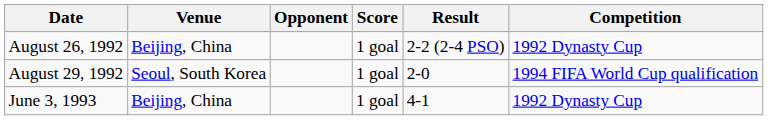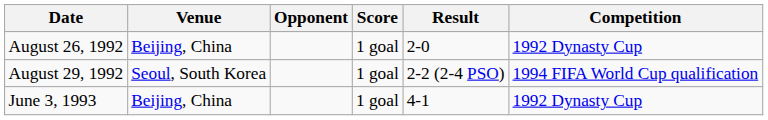(456, 45) 2-2 (2-4 PSO) -> (418, 45) 2-0
(418, 73) 2-0 -> (456, 73) 2-2 (2-4 PSO)
